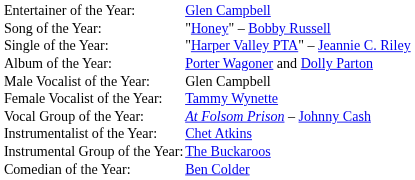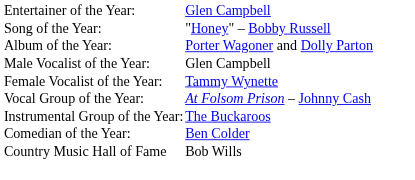- row: (56, 46)
- row: (81, 134)
+ row: (85, 151)
